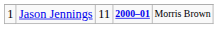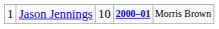(104, 14) 11 -> (104, 14) 10
